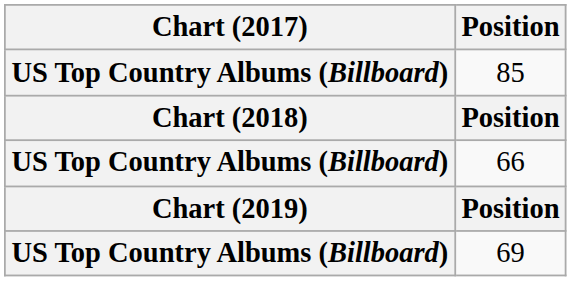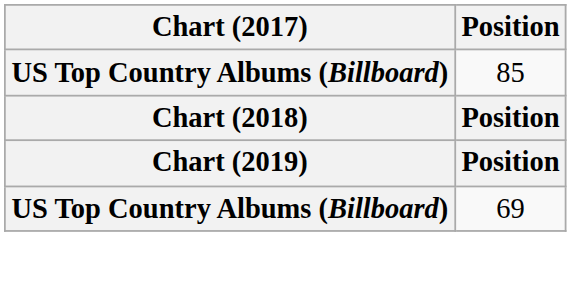- row: (510, 162)
